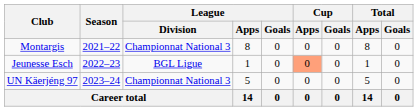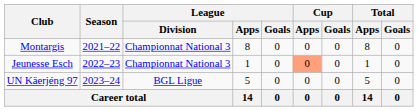(178, 64) BGL Ligue -> (178, 64) Championnat National 3
(178, 81) Championnat National 3 -> (178, 81) BGL Ligue
